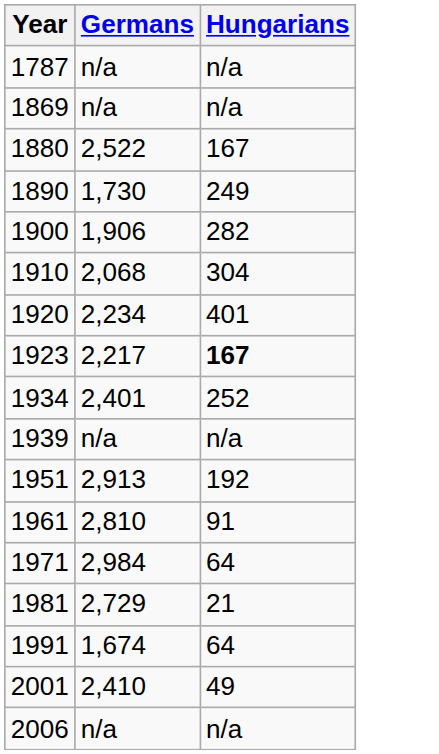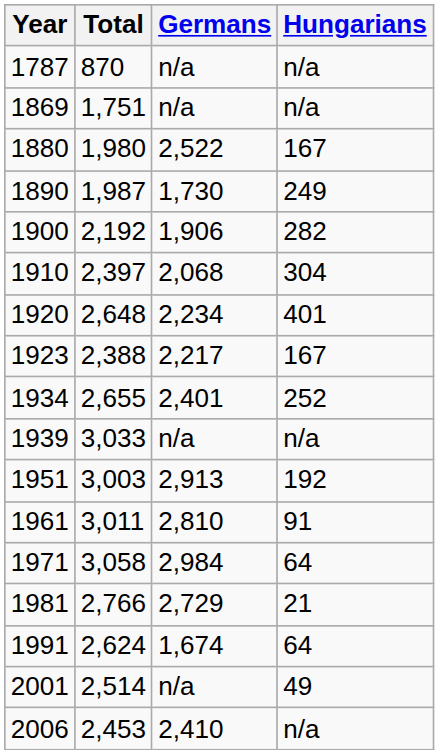+ column: (113, 25)
(228, 356) bold -> (305, 356) normal
(114, 686) 2,410 -> (176, 686) n/a
(99, 728) n/a -> (191, 728) 2,410
